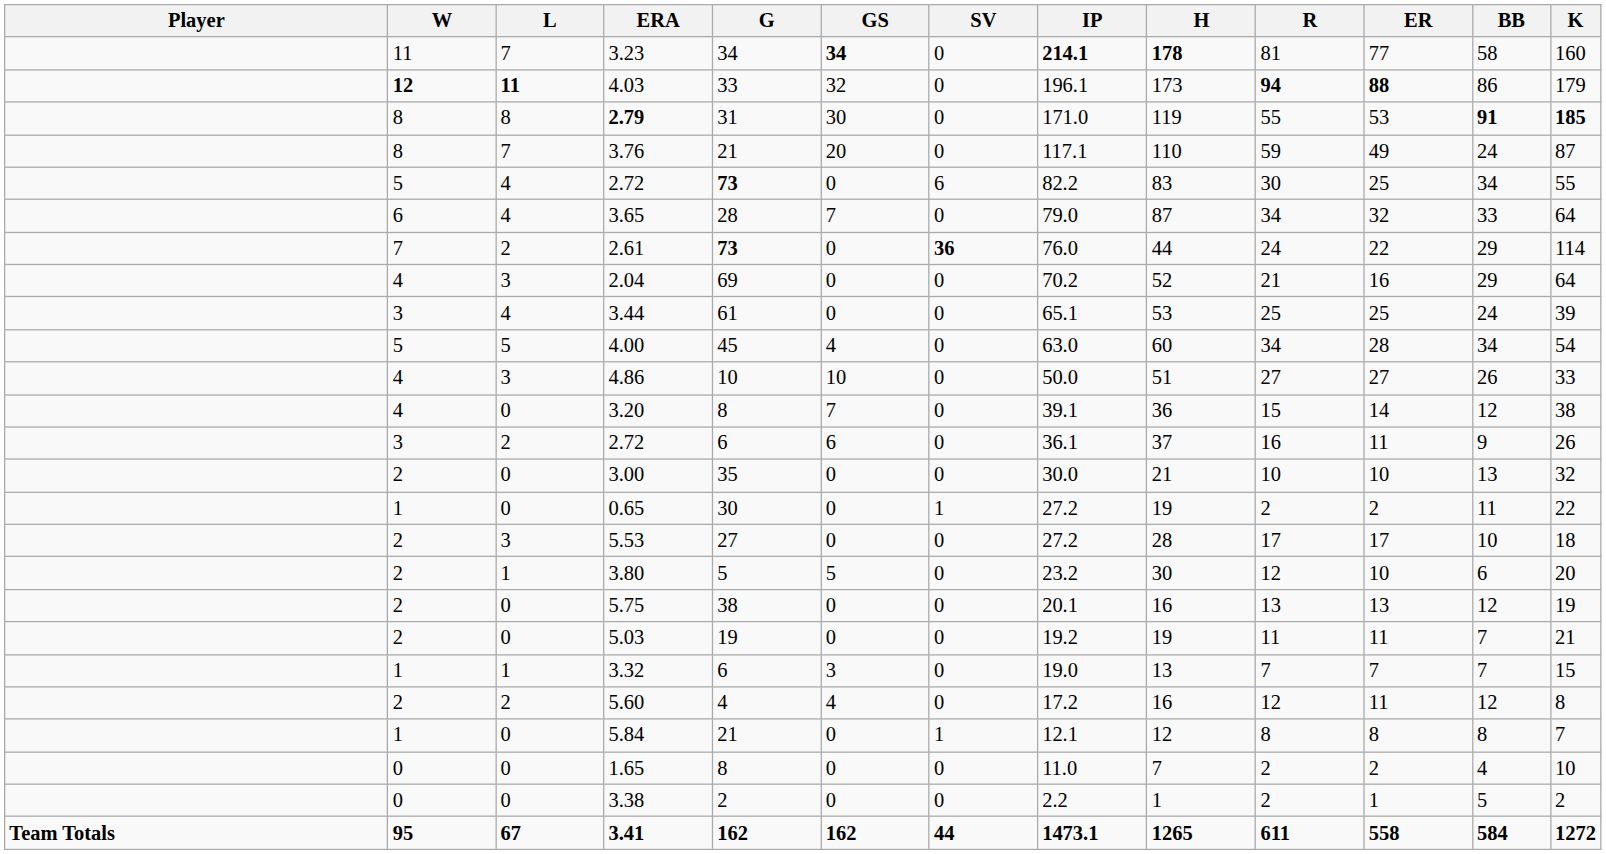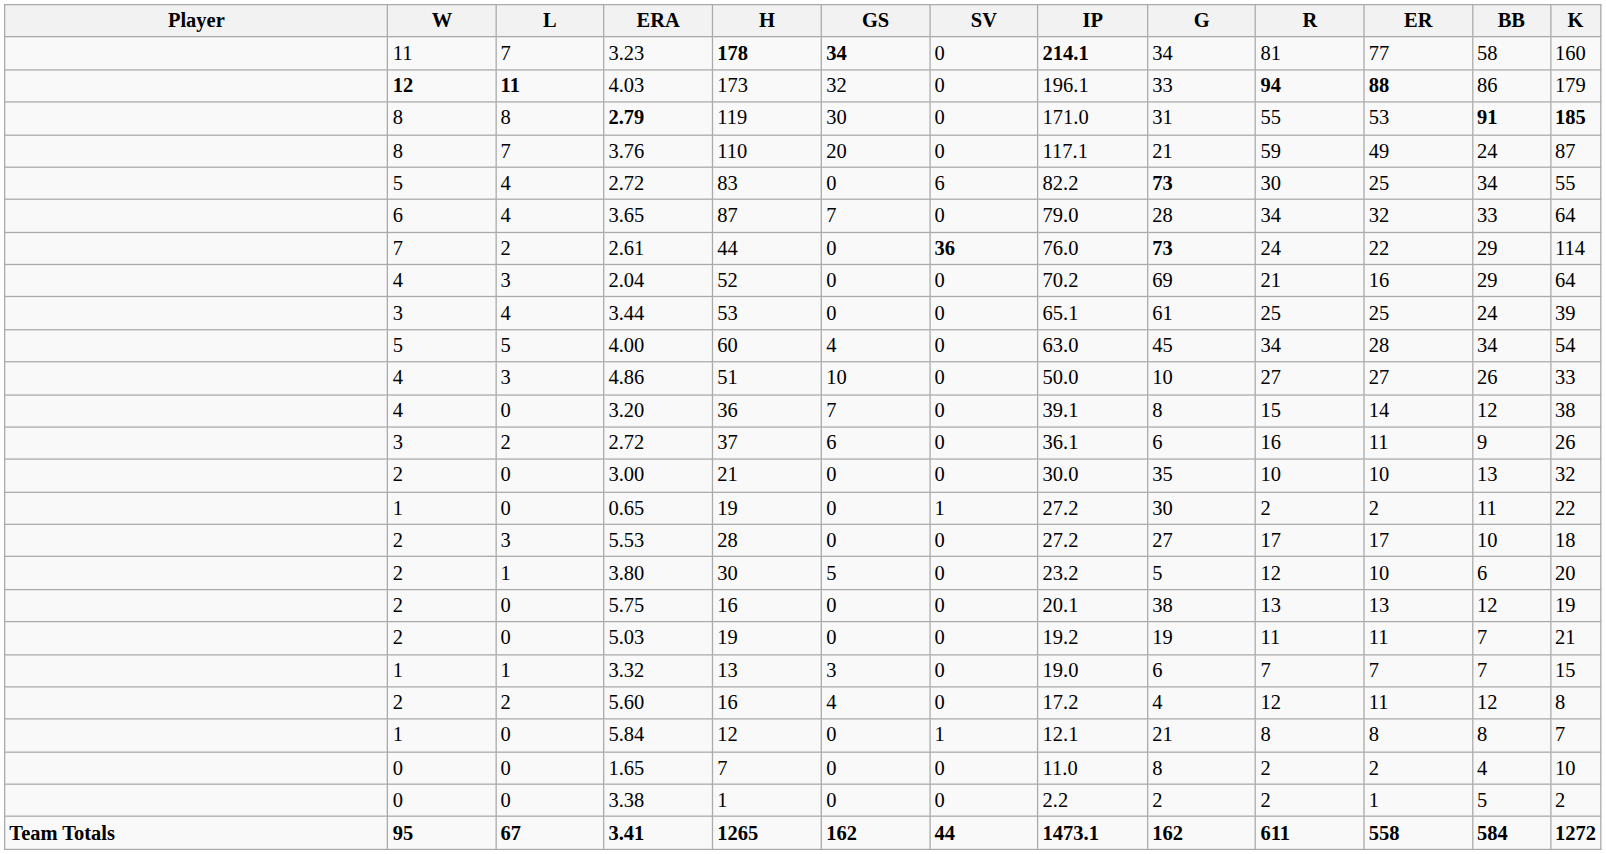columns swapped: (767, 20) <-> (1201, 20)
